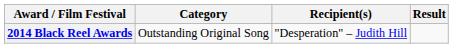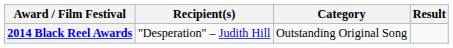columns swapped: (203, 14) <-> (341, 14)
